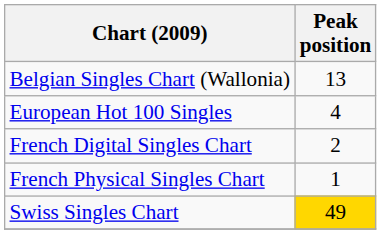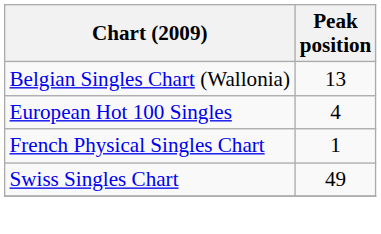- row: (131, 145)
(336, 212) gold background -> (336, 178) no background
